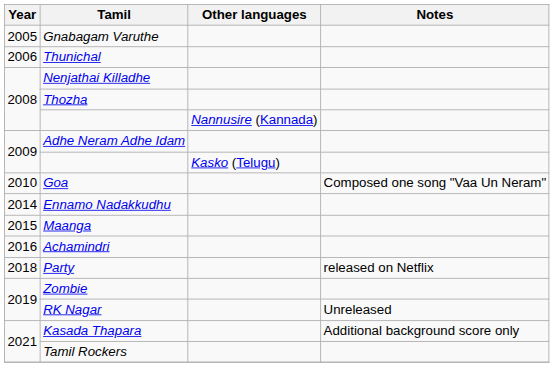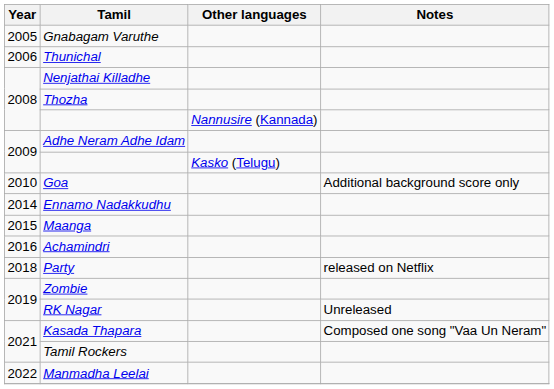(435, 183) Composed one song "Vaa Un Neram" -> (421, 183) Additional background score only
(421, 330) Additional background score only -> (435, 330) Composed one song "Vaa Un Neram"
+ row: (22, 373)
